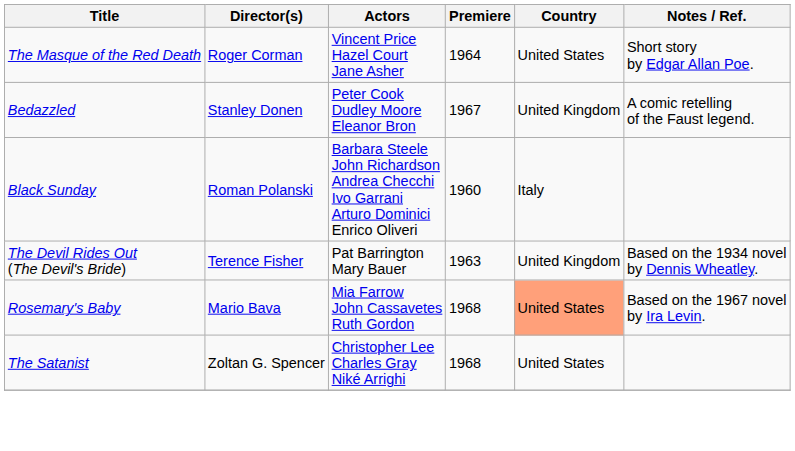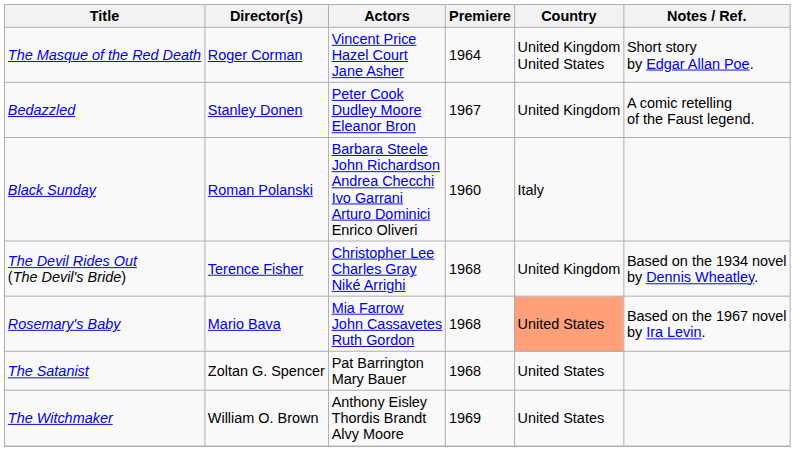(561, 55) United States -> (569, 55) United Kingdom United States
(378, 261) Pat Barrington Mary Bauer -> (383, 269) Christopher Lee Charles Gray Niké Arrighi
(465, 261) 1963 -> (465, 269) 1968
(383, 363) Christopher Lee Charles Gray Niké Arrighi -> (378, 371) Pat Barrington Mary Bauer
+ row: (60, 418)
